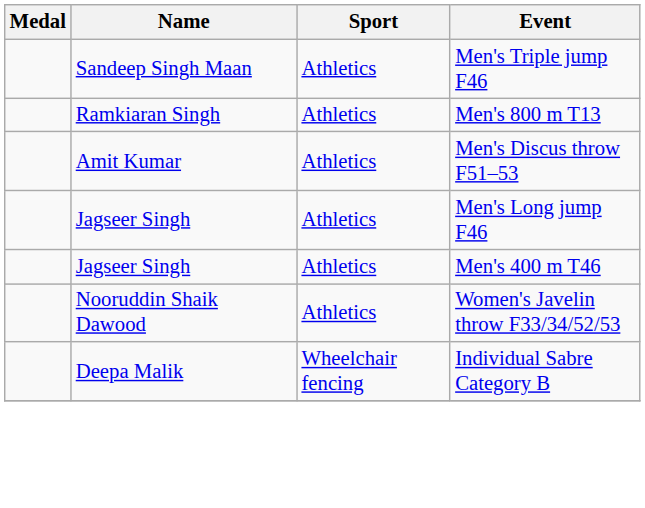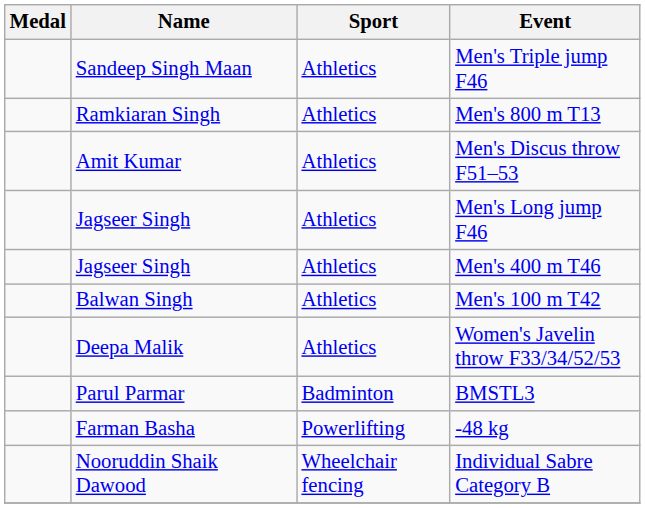+ row: (528, 300)
(147, 312) Nooruddin Shaik Dawood -> (130, 347) Deepa Malik
+ row: (495, 393)
+ row: (482, 427)
(130, 371) Deepa Malik -> (147, 474) Nooruddin Shaik Dawood
